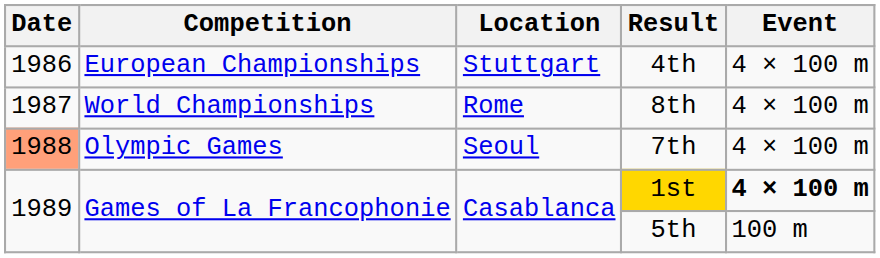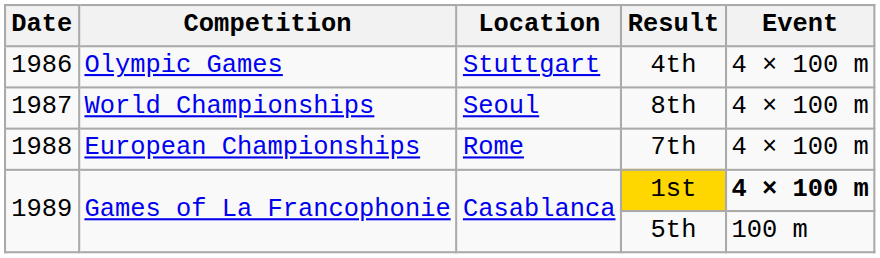(252, 67) European Championships -> (184, 67) Olympic Games
(493, 108) Rome -> (501, 108) Seoul
(42, 149) lightsalmon background -> (42, 149) no background
(184, 149) Olympic Games -> (252, 149) European Championships
(501, 149) Seoul -> (493, 149) Rome
